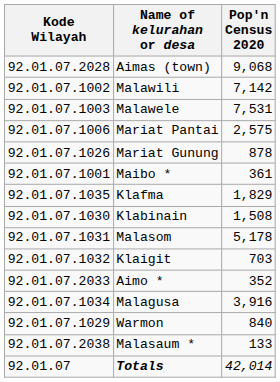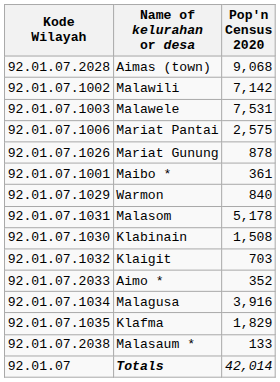rows swapped: (140, 324) <-> (140, 195)
rows swapped: (152, 217) <-> (144, 238)
